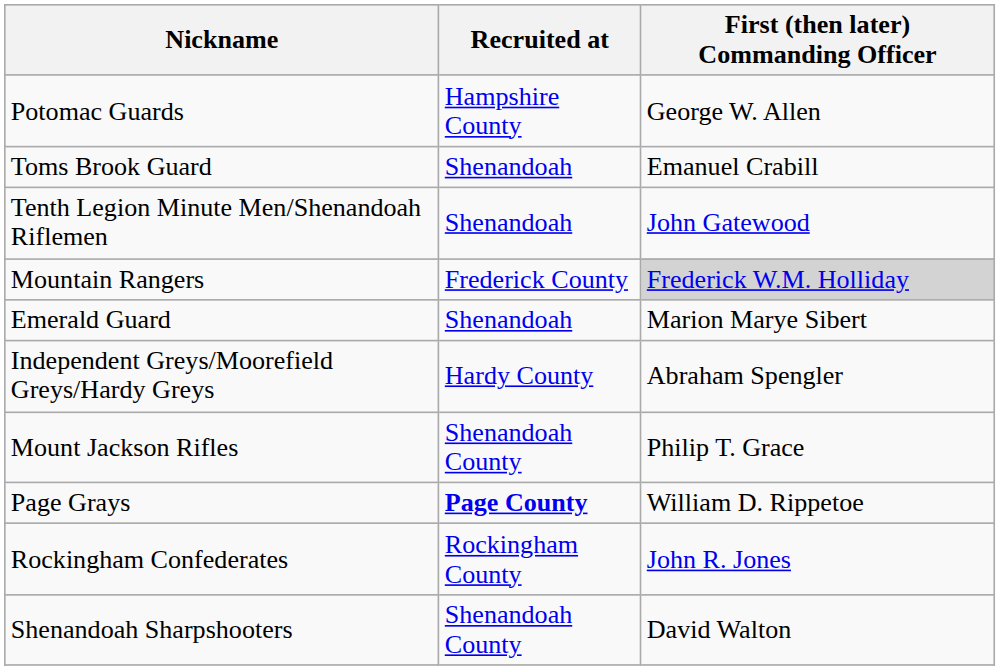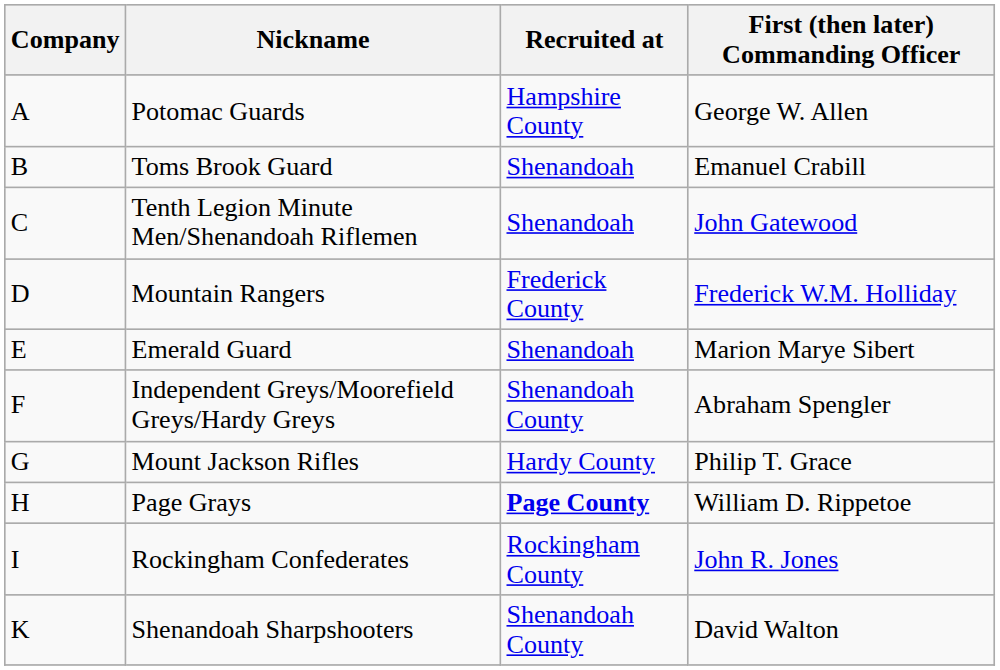+ column: (65, 39)
(778, 278) lightgrey background -> (825, 293) no background
(519, 376) Hardy County -> (570, 405) Shenandoah County
(509, 446) Shenandoah County -> (581, 461) Hardy County
